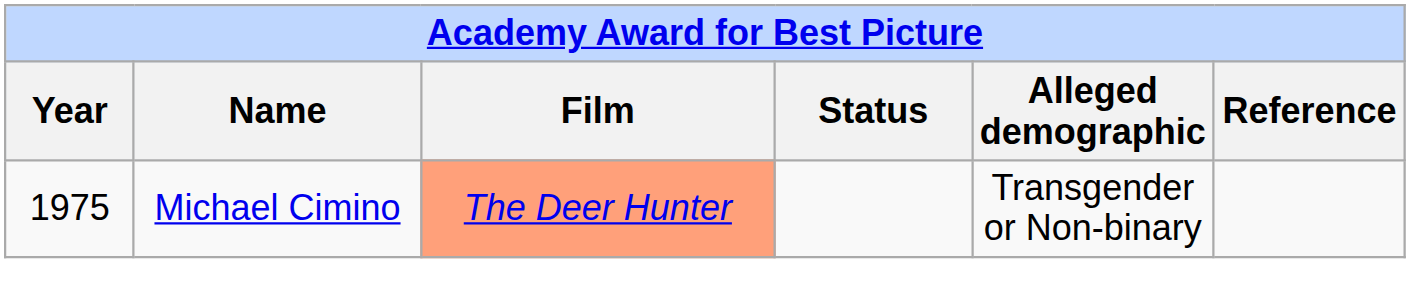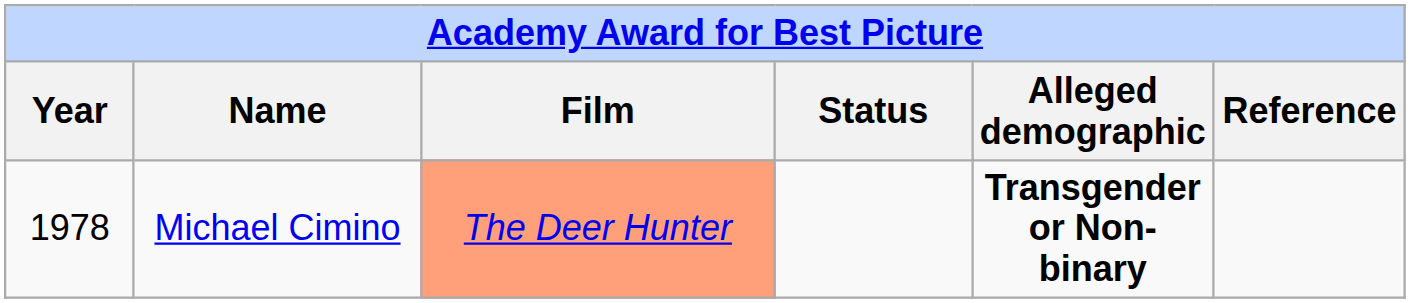(70, 207) 1975 -> (70, 228) 1978
(1093, 207) normal -> (1093, 228) bold
